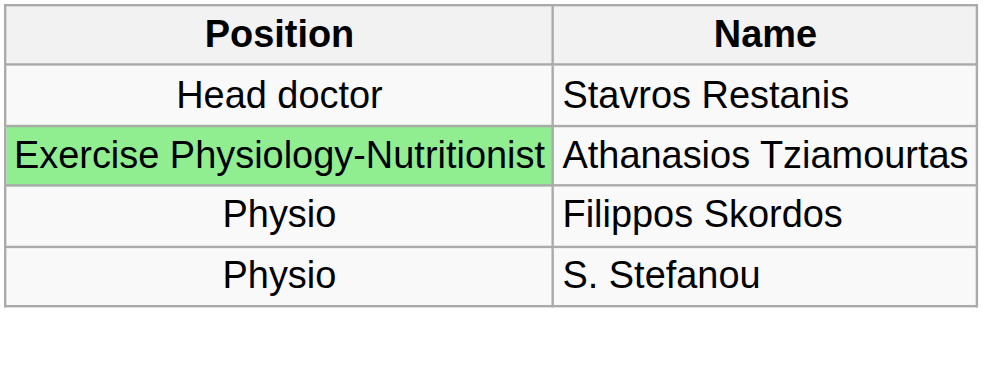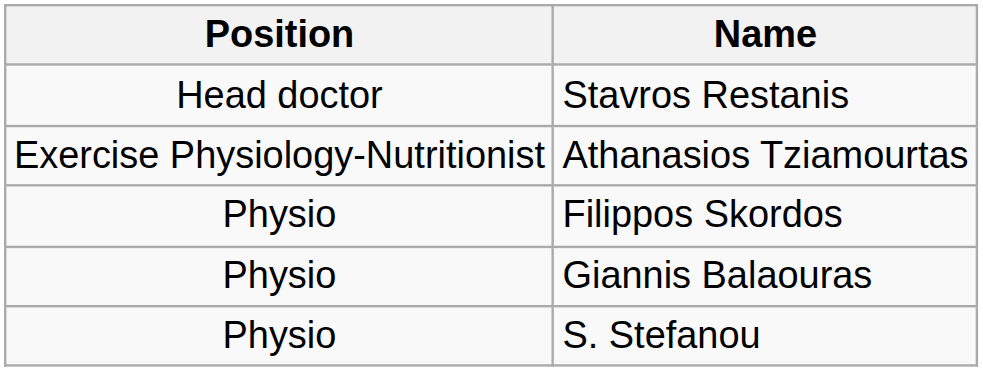(279, 154) lightgreen background -> (279, 154) no background
+ row: (717, 275)
